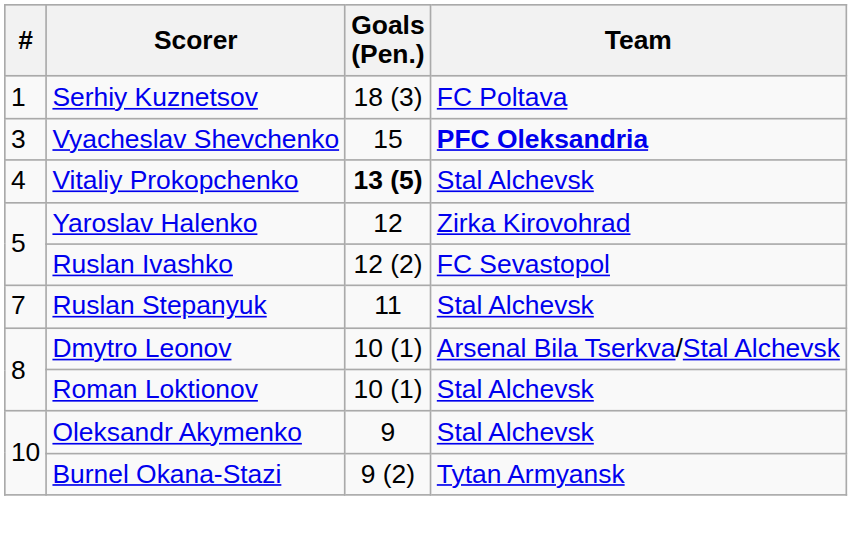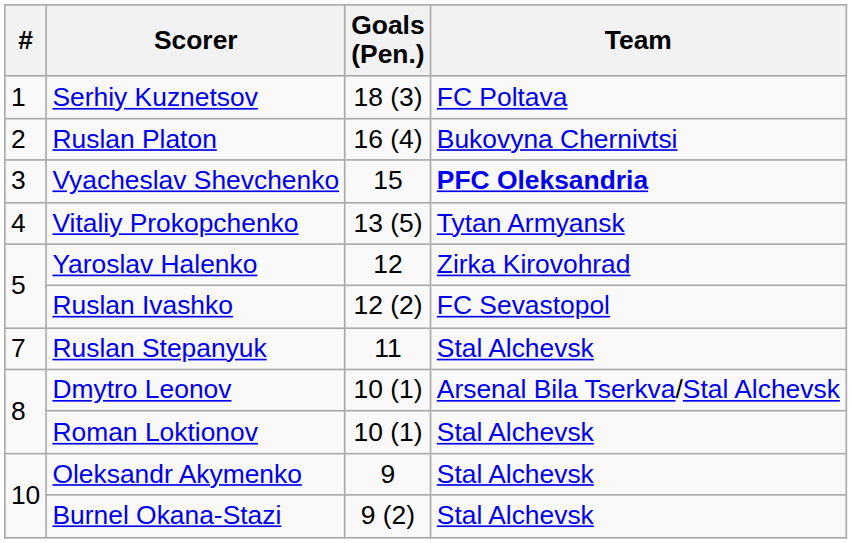+ row: (135, 138)
(388, 180) bold -> (388, 222) normal
(515, 180) Stal Alchevsk -> (531, 222) Tytan Armyansk
(531, 473) Tytan Armyansk -> (515, 515) Stal Alchevsk
